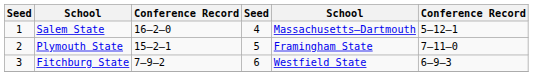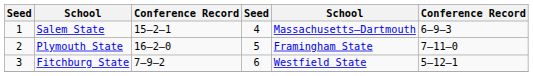(153, 30) 16–2–0 -> (153, 30) 15–2–1
(439, 30) 5–12–1 -> (436, 30) 6–9–3
(153, 46) 15–2–1 -> (153, 46) 16–2–0
(436, 63) 6–9–3 -> (439, 63) 5–12–1
